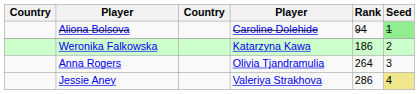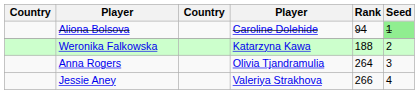(364, 47) 186 -> (364, 47) 188
(364, 81) 286 -> (364, 81) 266
(389, 81) khaki background -> (389, 81) no background
